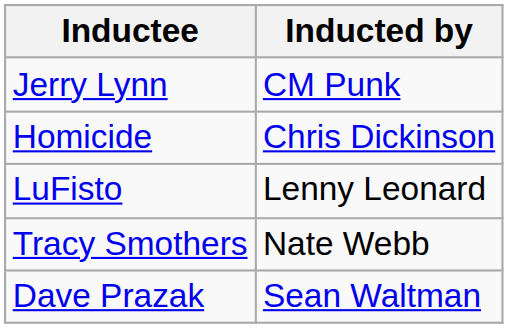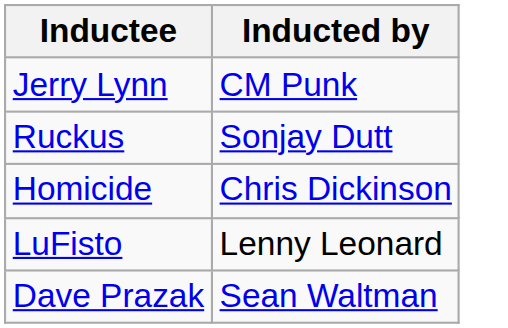+ row: (69, 137)
- row: (130, 243)
